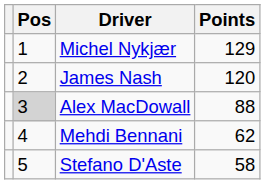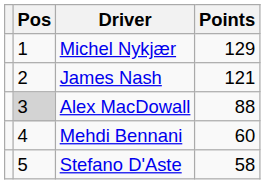(240, 78) 120 -> (240, 78) 121
(245, 136) 62 -> (245, 136) 60
